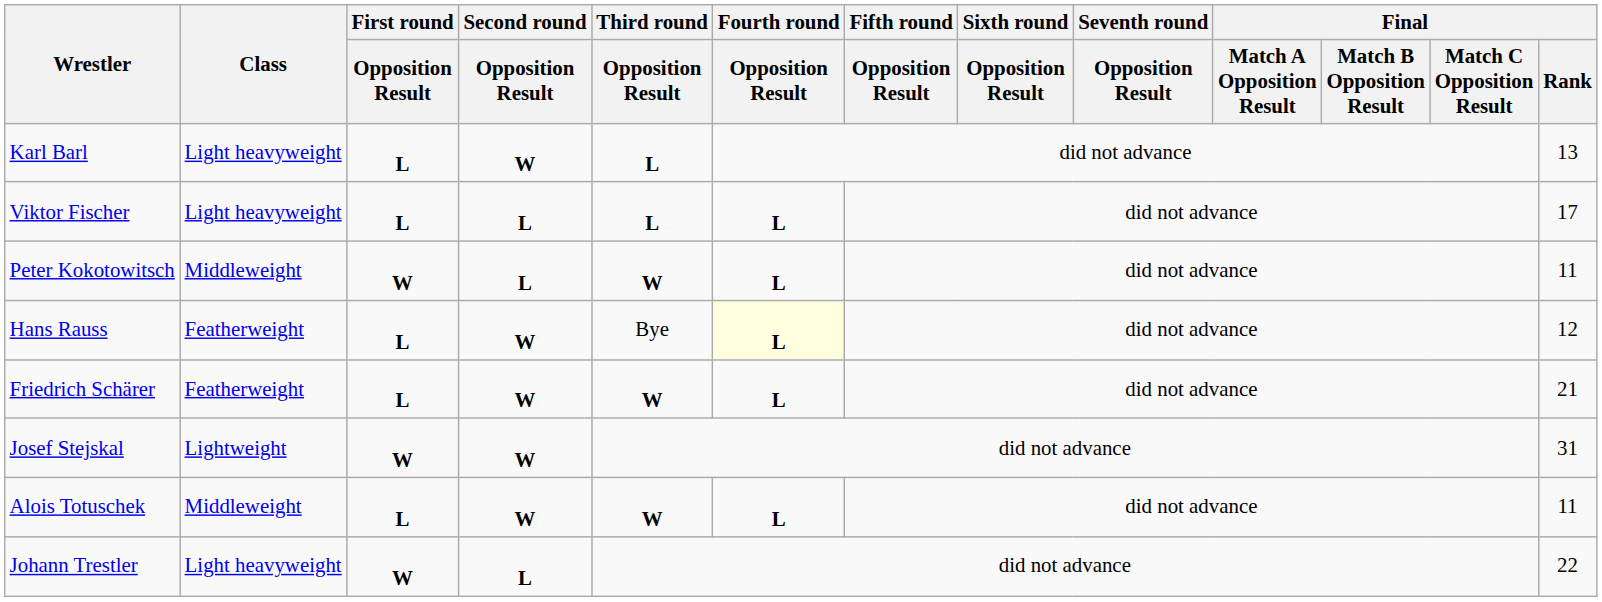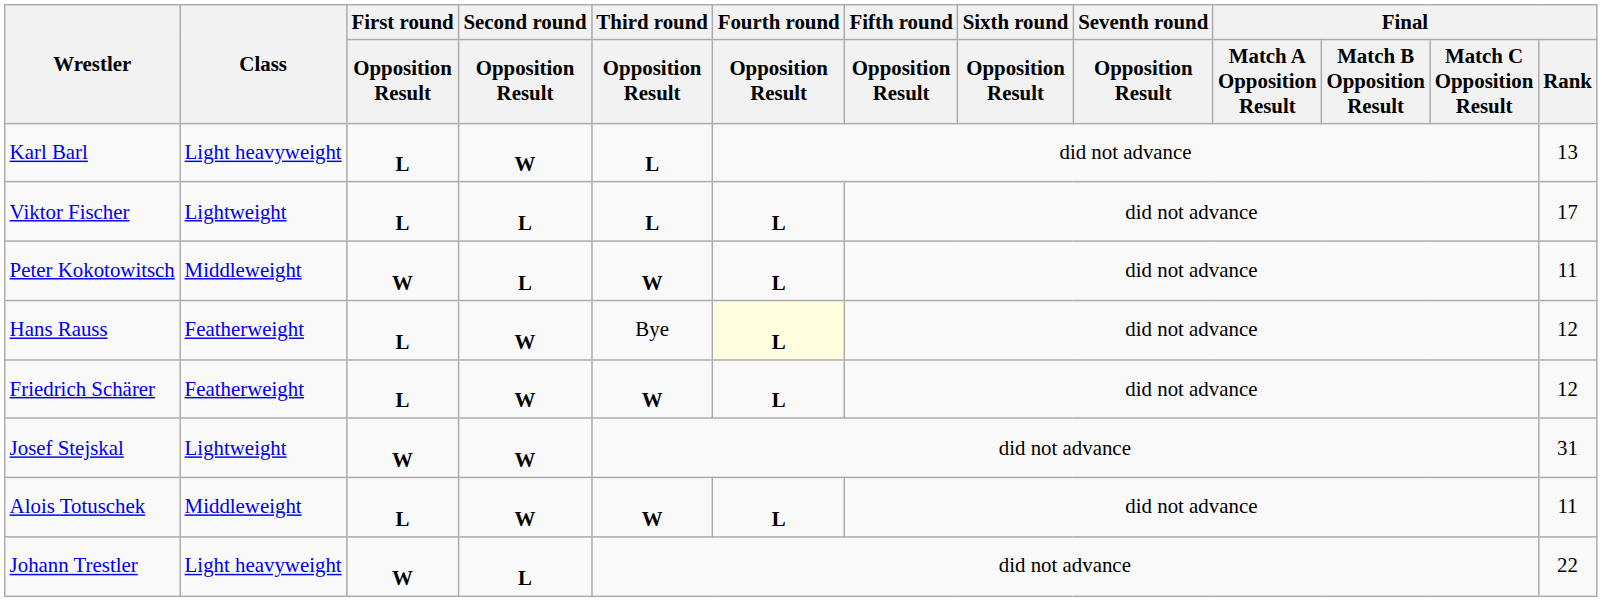(263, 211) Light heavyweight -> (236, 211) Lightweight
(1567, 388) 21 -> (1567, 388) 12
